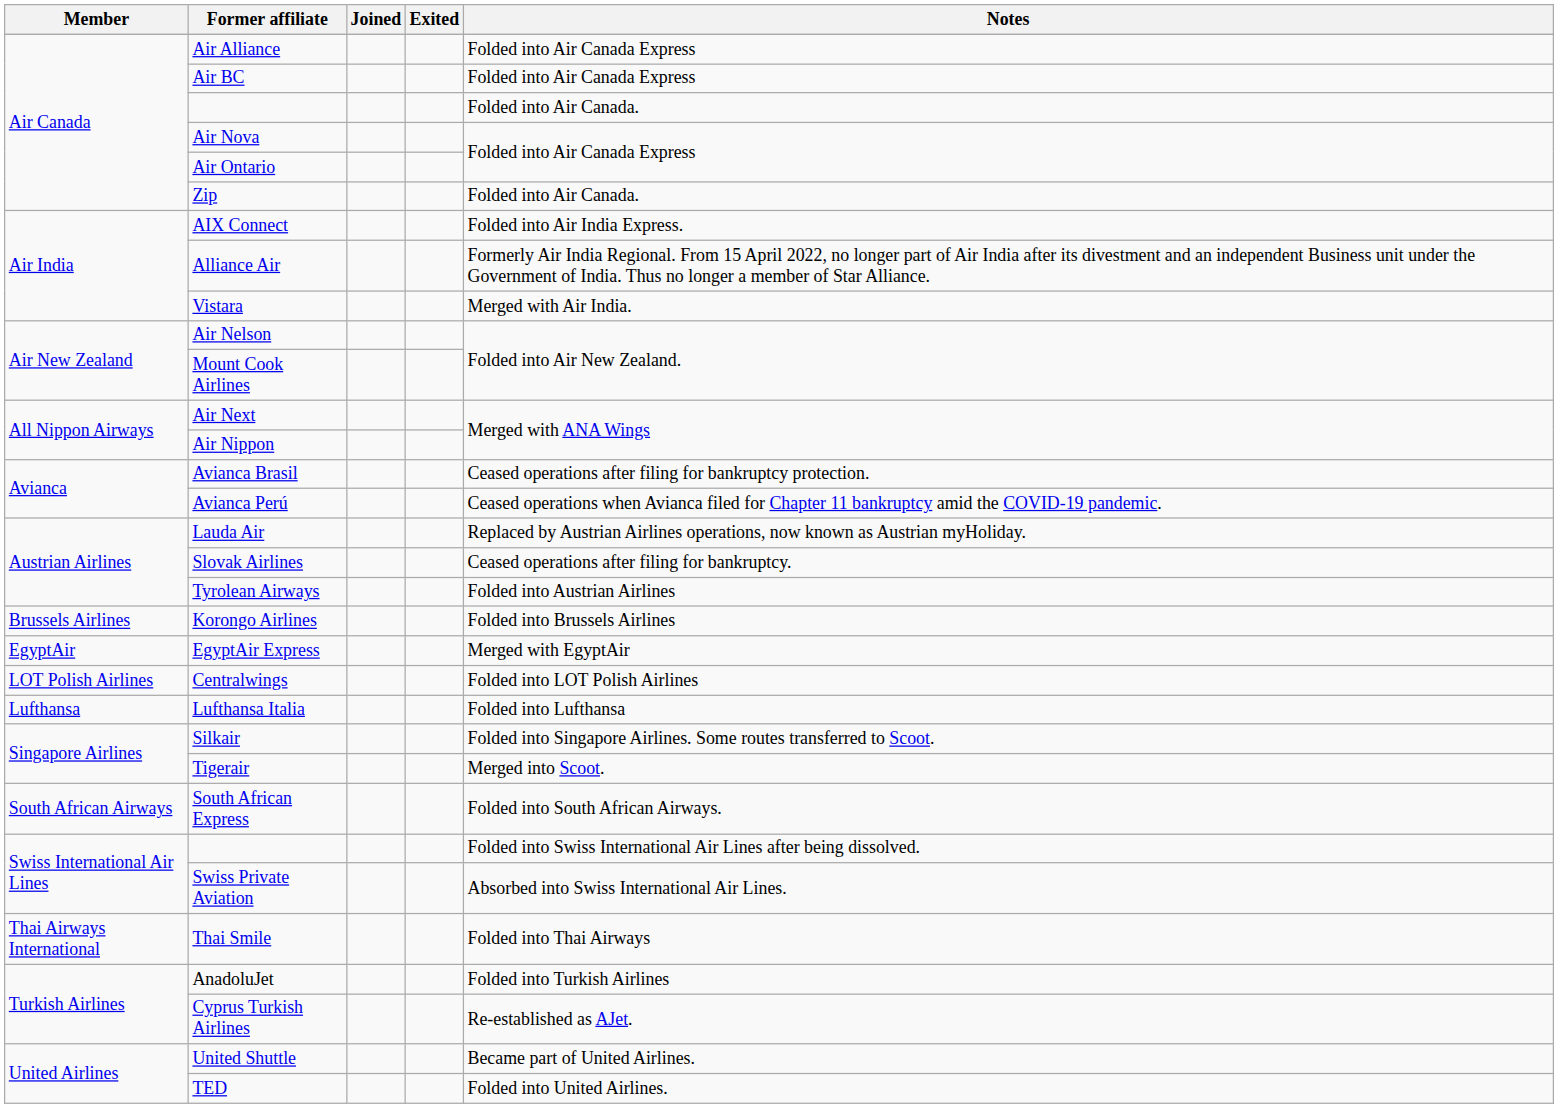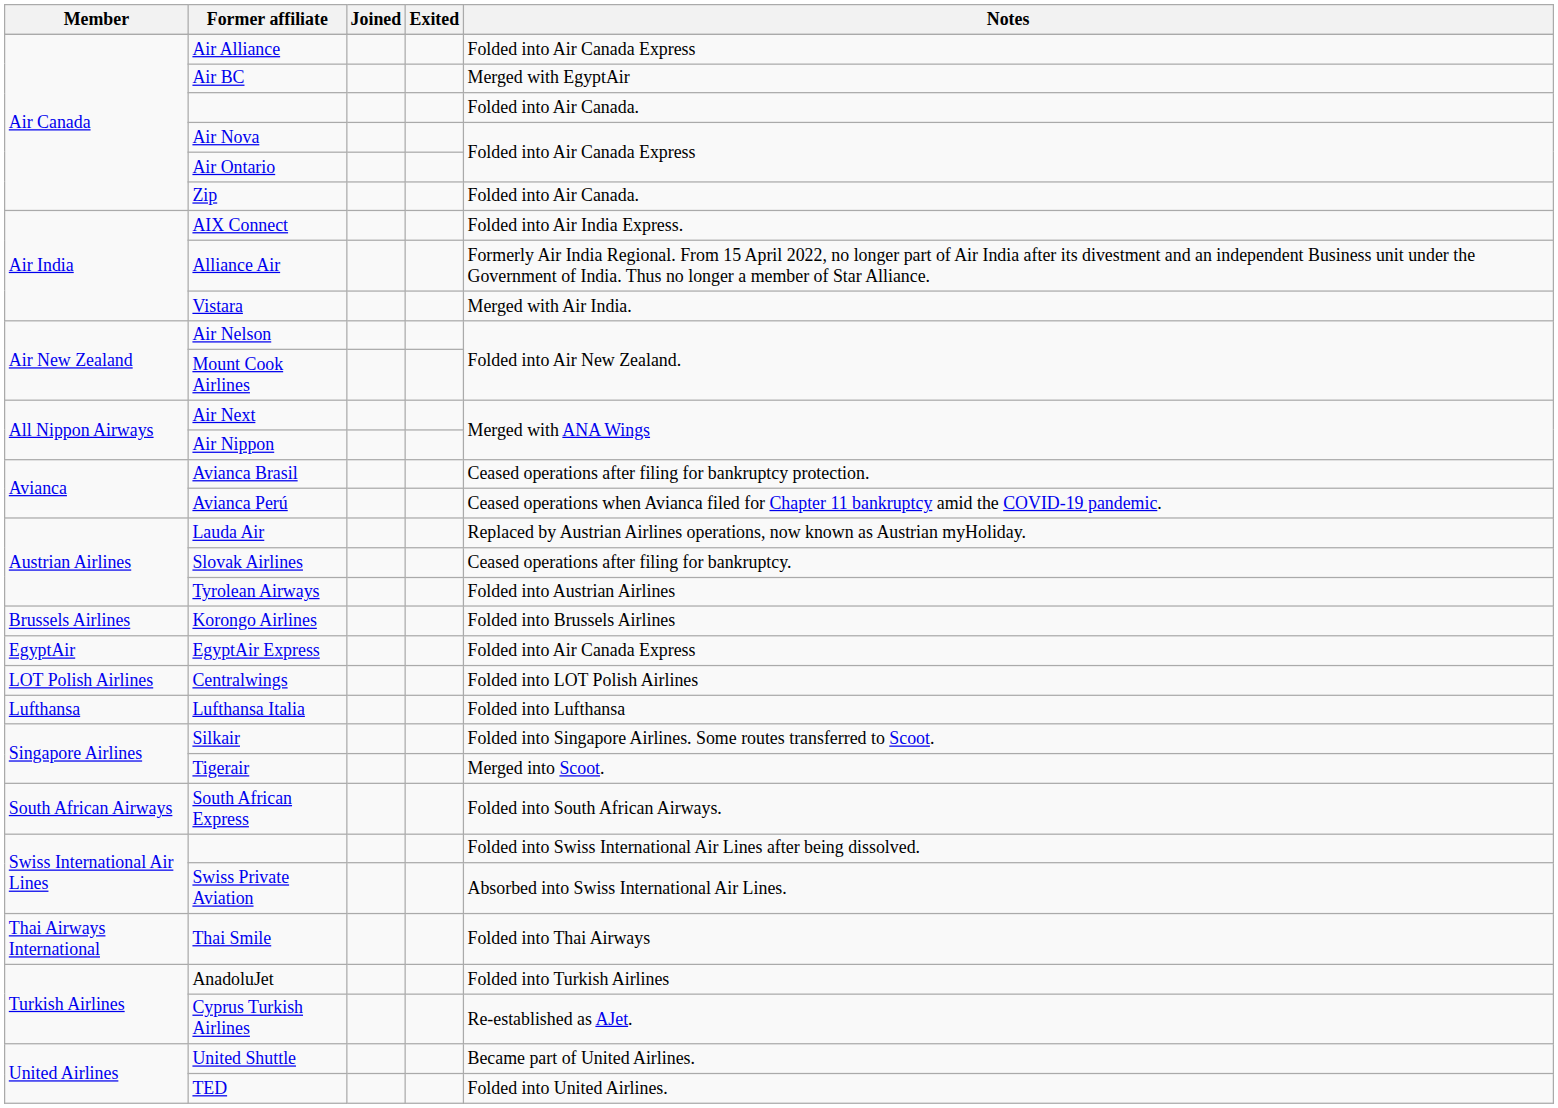(582, 78) Folded into Air Canada Express -> (549, 78) Merged with EgyptAir
(549, 650) Merged with EgyptAir -> (582, 650) Folded into Air Canada Express
